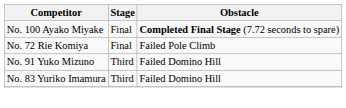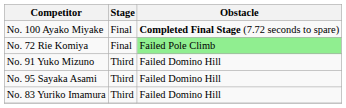(177, 45) no background -> (177, 45) lightgreen background
+ row: (52, 78)
